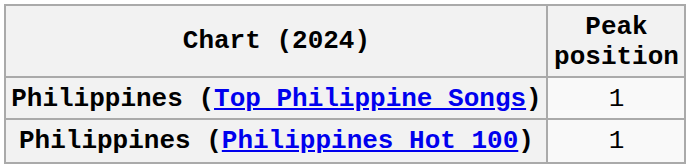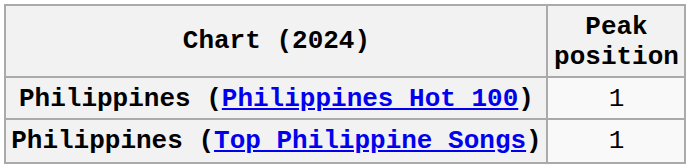rows swapped: (276, 141) <-> (276, 99)
